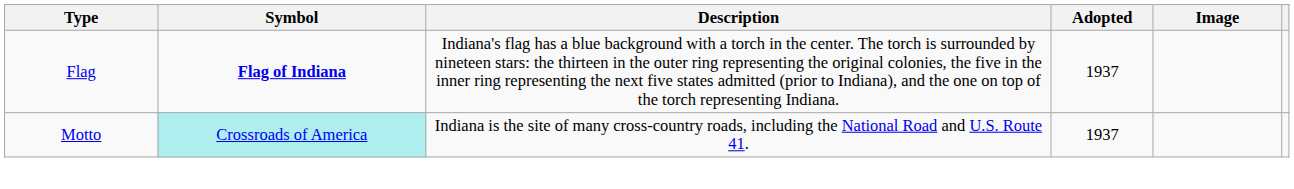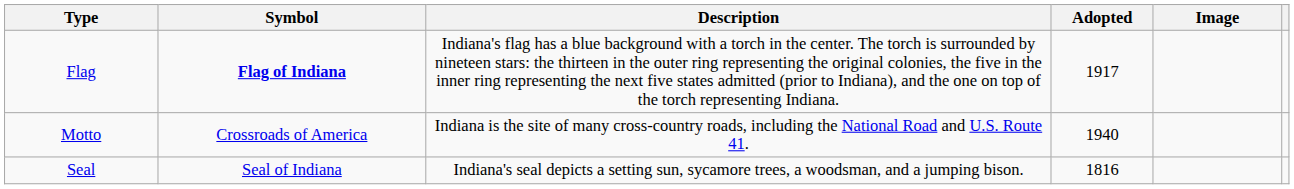(1102, 71) 1937 -> (1102, 71) 1917
(292, 134) paleturquoise background -> (292, 134) no background
(1102, 134) 1937 -> (1102, 134) 1940
+ row: (81, 170)
